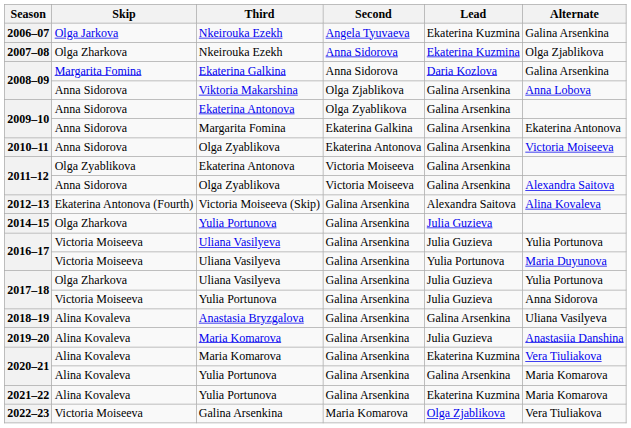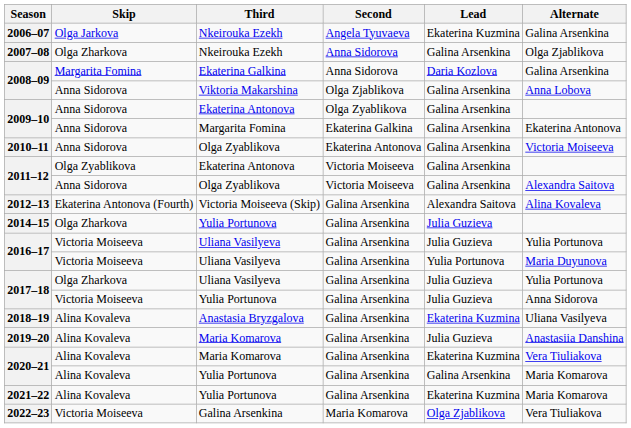(473, 52) Ekaterina Kuzmina -> (469, 52) Galina Arsenkina
(469, 318) Galina Arsenkina -> (473, 318) Ekaterina Kuzmina
